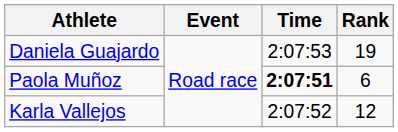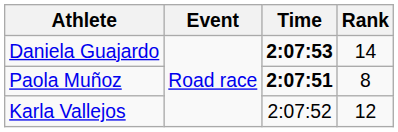(300, 51) normal -> (300, 51) bold
(365, 51) 19 -> (365, 51) 14
(365, 81) 6 -> (365, 81) 8
